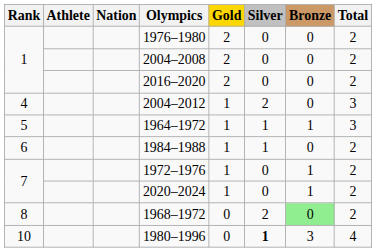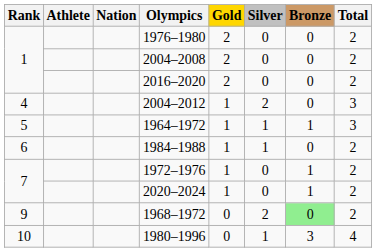(24, 214) 8 -> (24, 214) 9
(265, 236) bold -> (265, 236) normal
